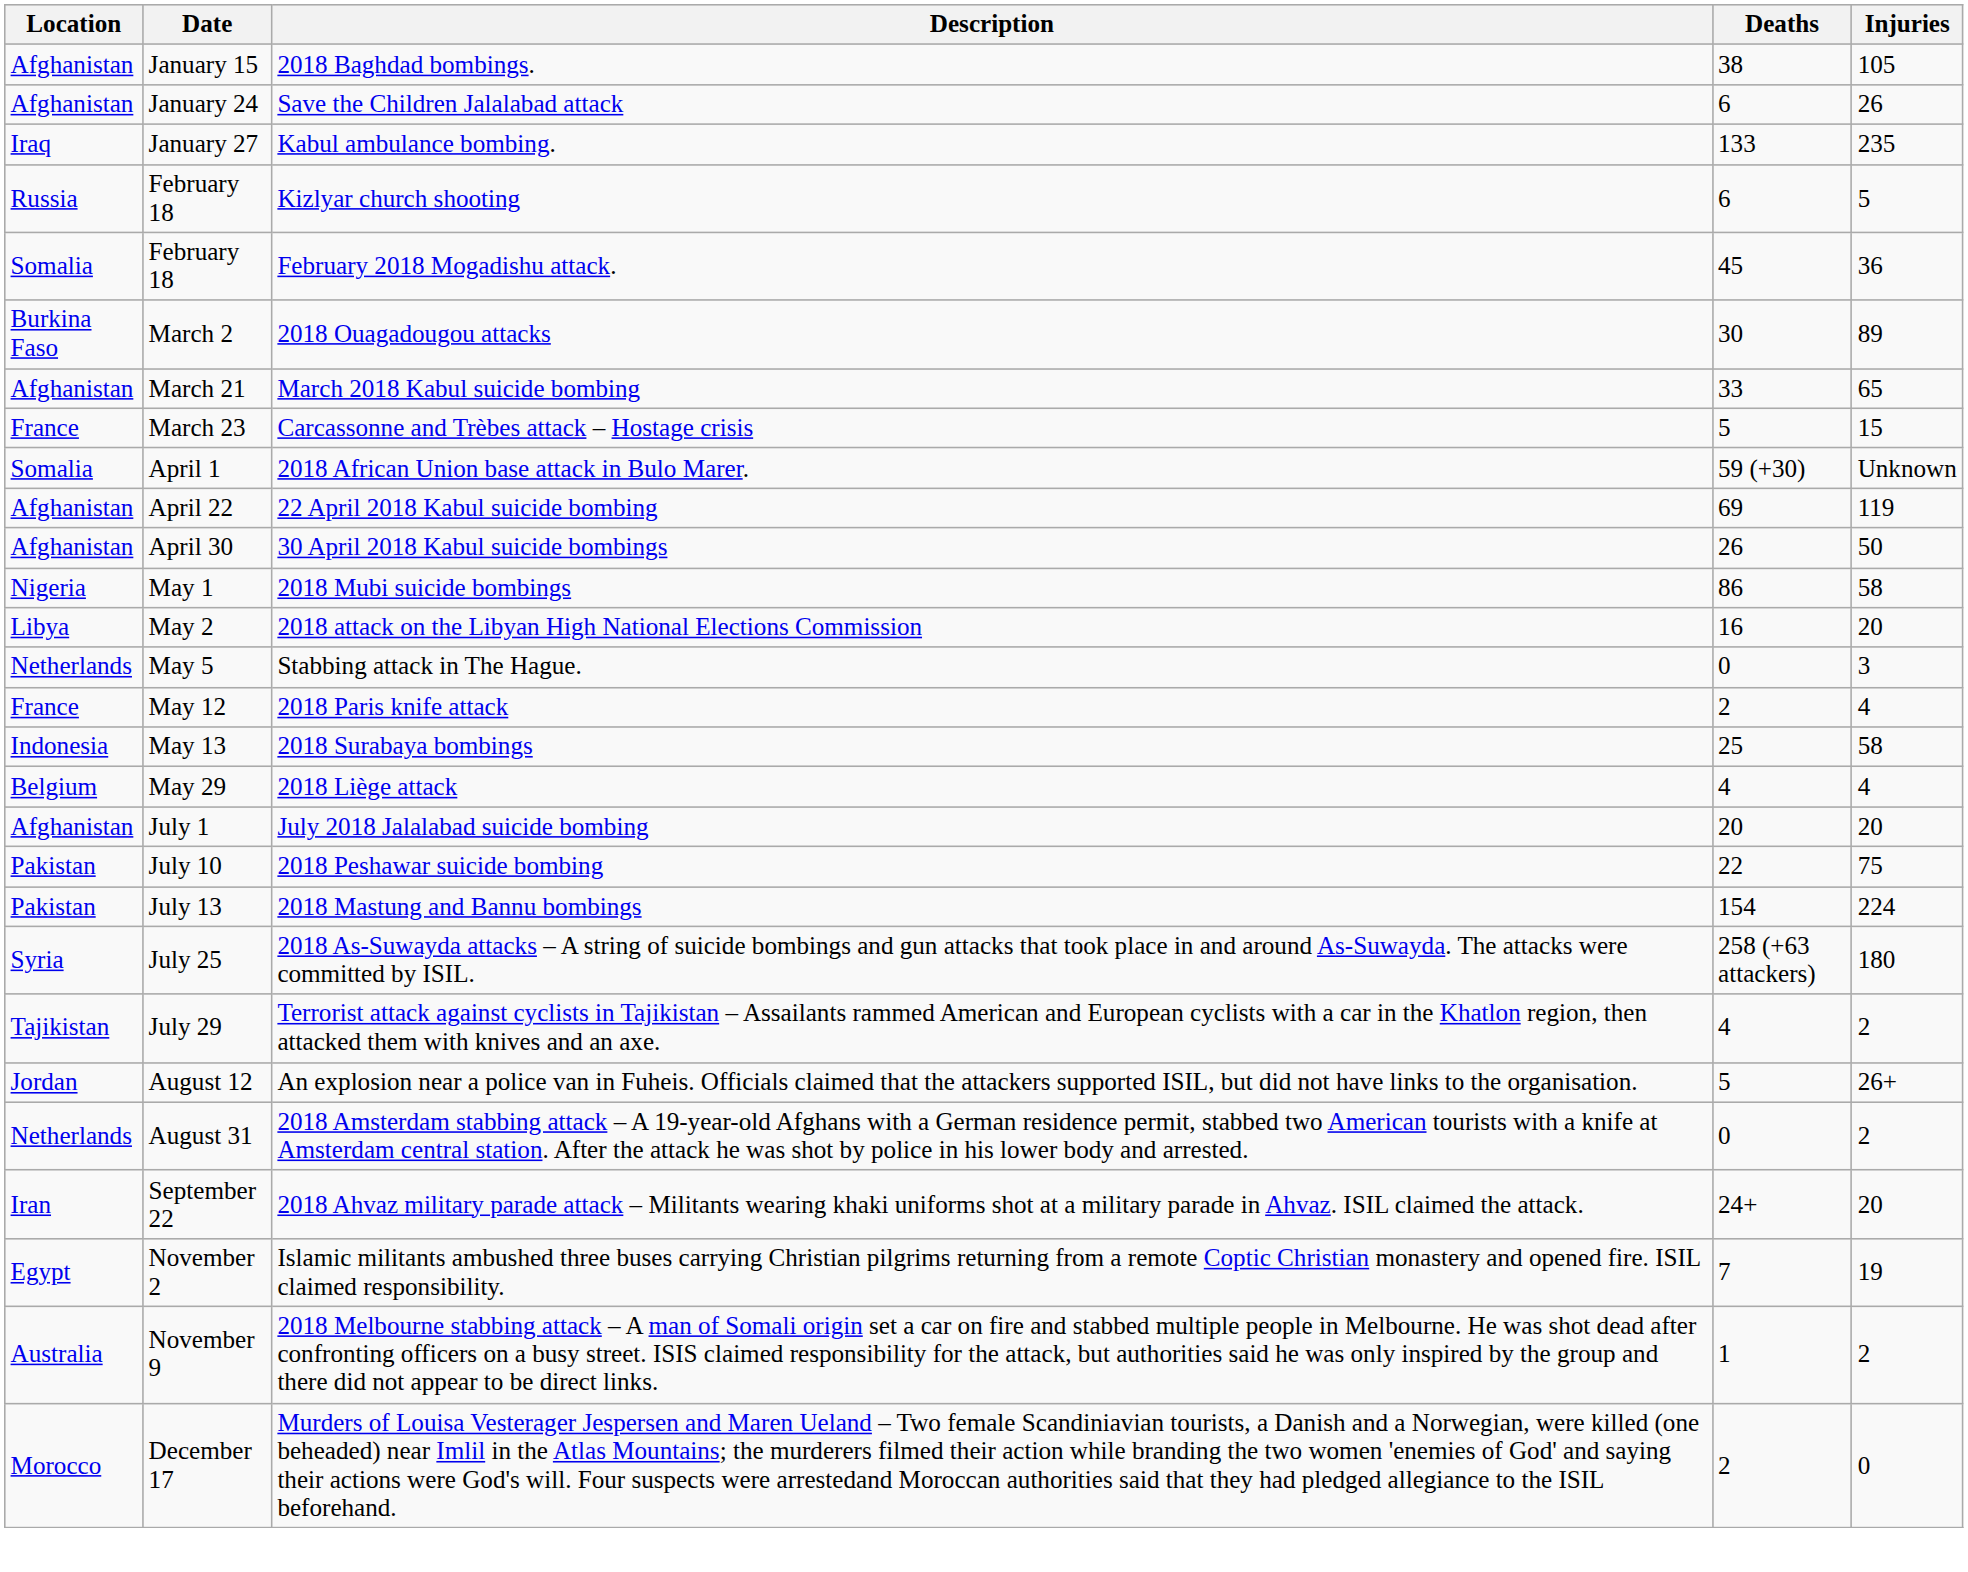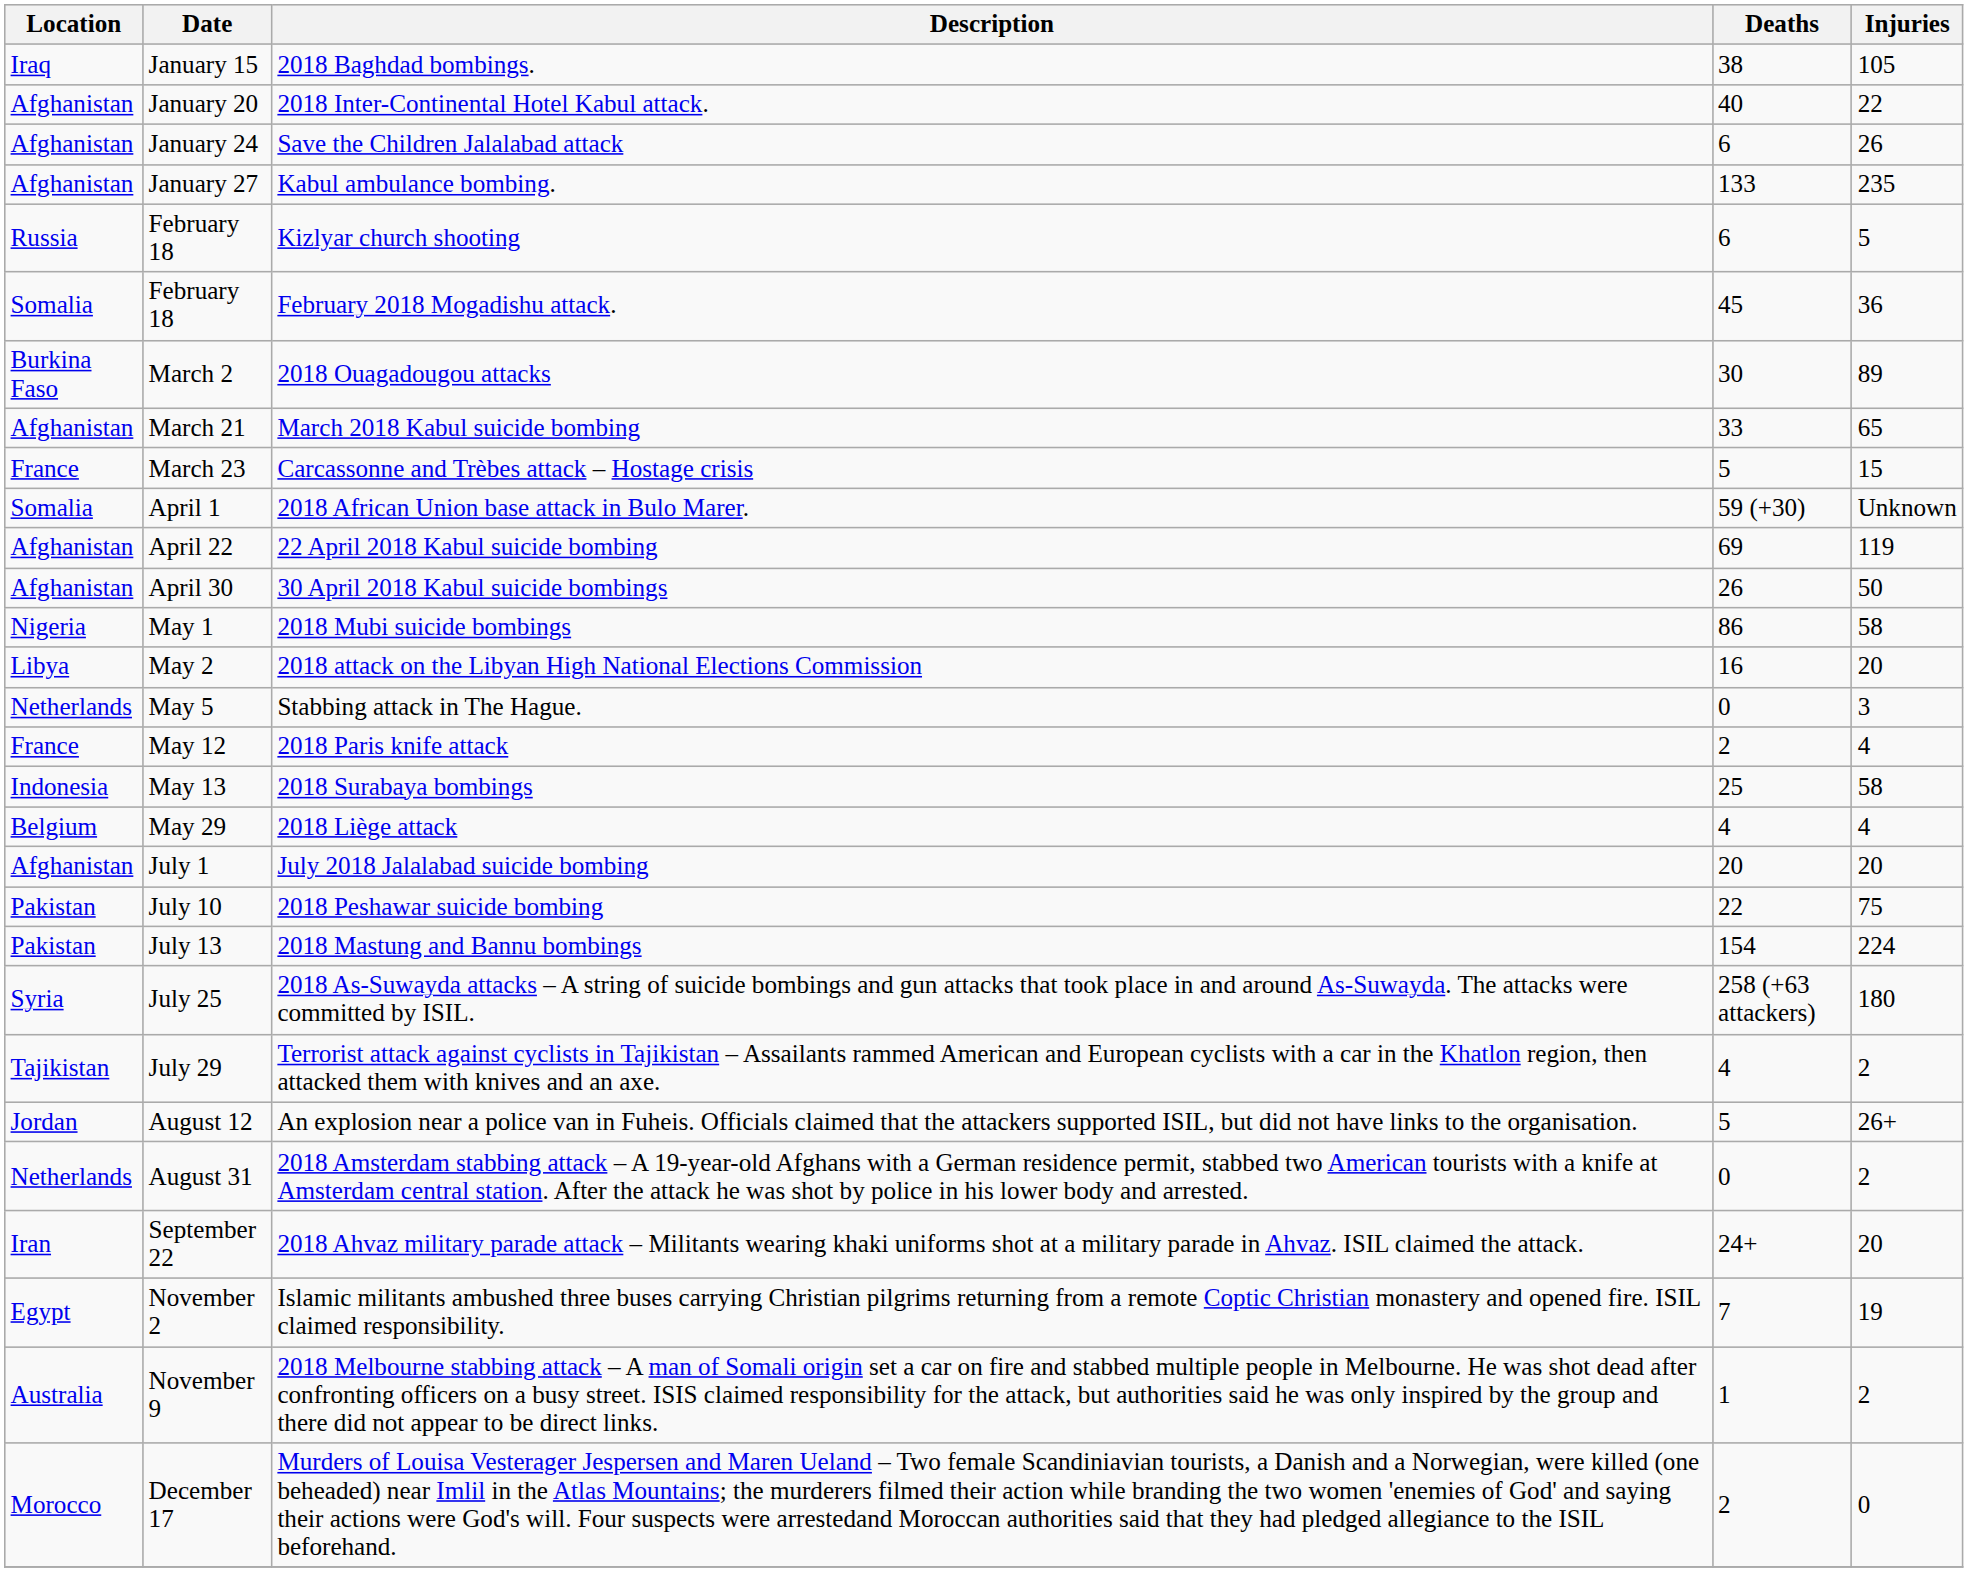(72, 64) Afghanistan -> (31, 64) Iraq
+ row: (493, 104)
(31, 143) Iraq -> (72, 183) Afghanistan
